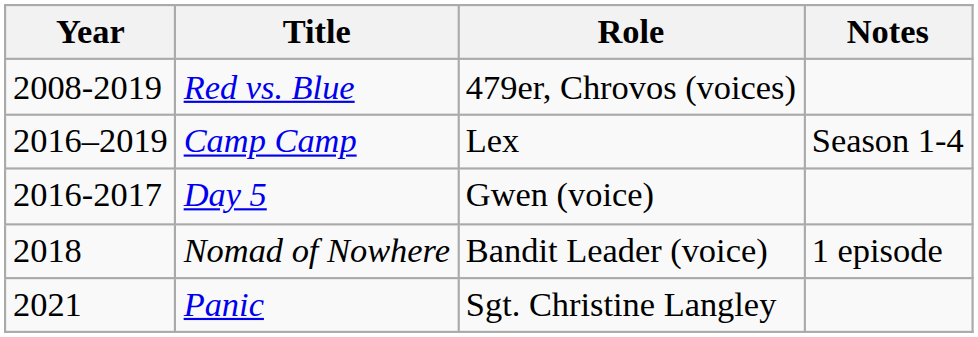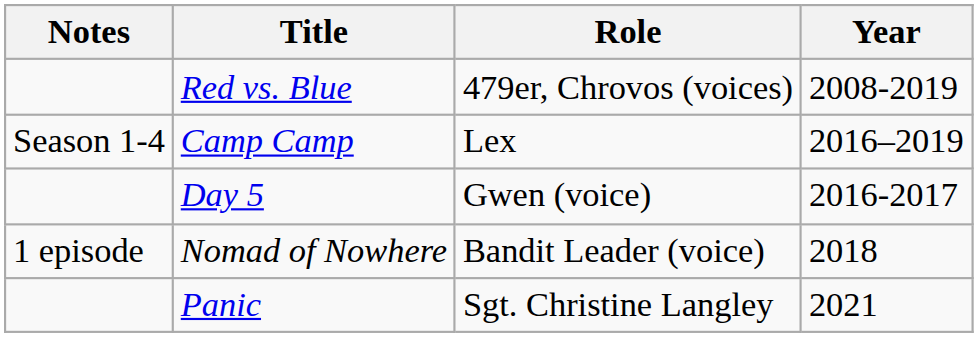columns swapped: (90, 31) <-> (888, 31)
